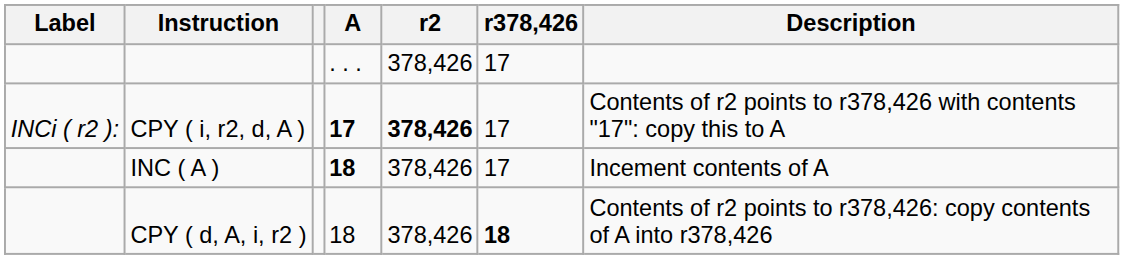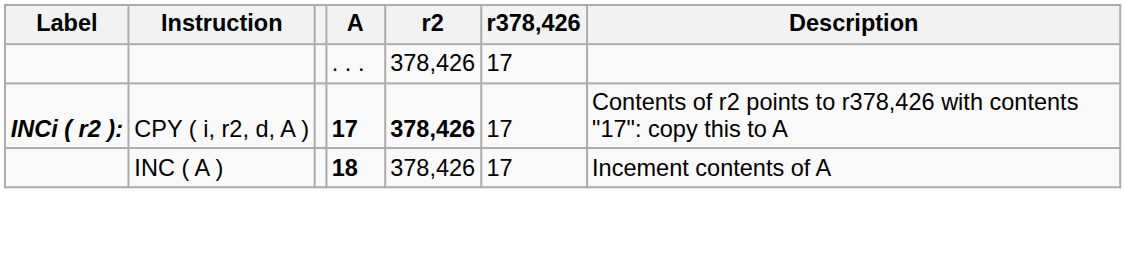(65, 129) normal -> (67, 129) bold
- row: (218, 234)
